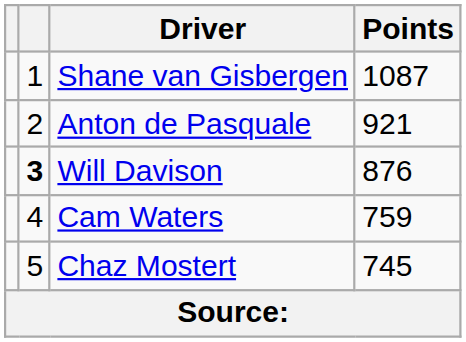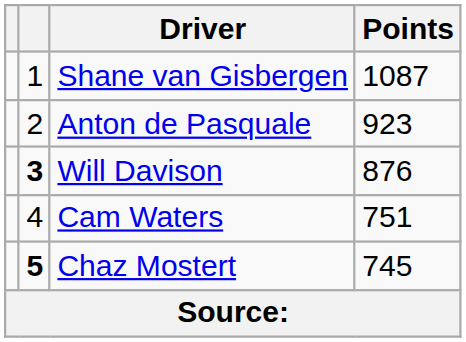(387, 123) 921 -> (387, 123) 923
(387, 218) 759 -> (387, 218) 751
(35, 265) normal -> (35, 265) bold
